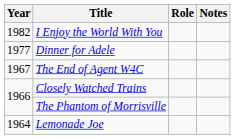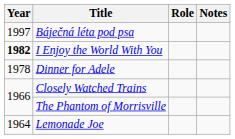+ row: (85, 32)
(19, 32) normal -> (19, 50) bold
(19, 50) 1977 -> (19, 69) 1978
- row: (90, 69)
